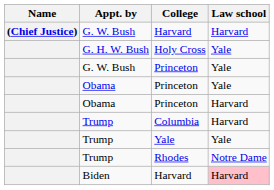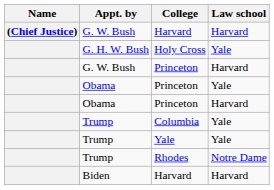(221, 67) Yale -> (230, 67) Harvard
(230, 121) Harvard -> (221, 121) Yale
(230, 175) pink background -> (230, 175) no background
